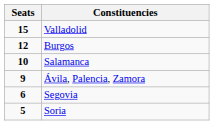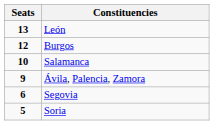- row: (65, 29)
+ row: (55, 29)
